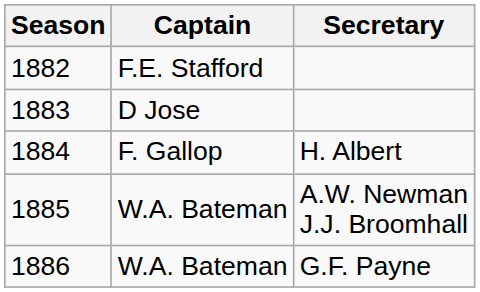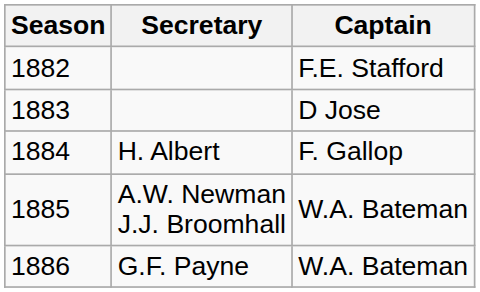columns swapped: (384, 25) <-> (203, 25)
